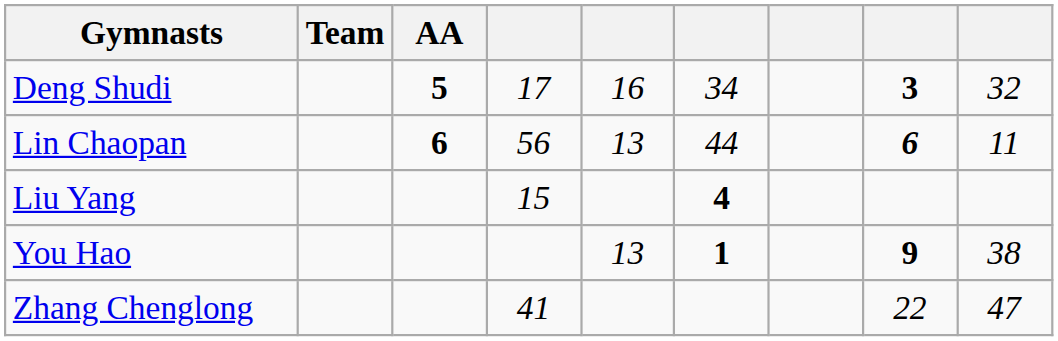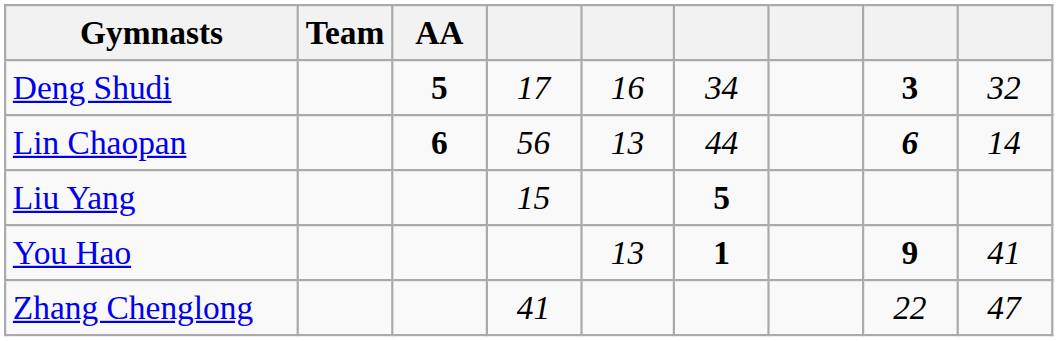(1004, 142) 11 -> (1004, 142) 14
(722, 197) 4 -> (722, 197) 5
(1004, 252) 38 -> (1004, 252) 41
